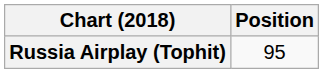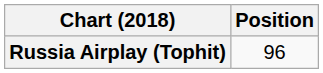(275, 52) 95 -> (275, 52) 96
